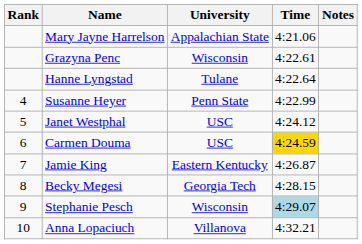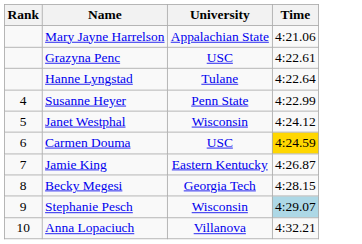- column: (338, 15)
(220, 57) Wisconsin -> (220, 57) USC
(220, 121) USC -> (220, 121) Wisconsin
